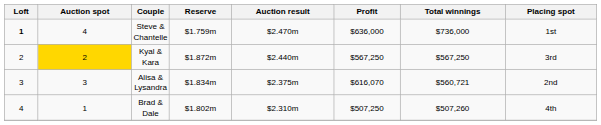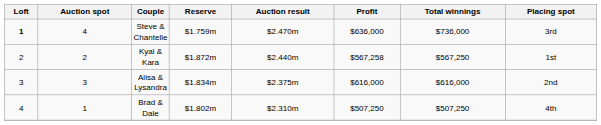(551, 32) 1st -> (551, 32) 3rd
(85, 57) gold background -> (85, 57) no background
(367, 57) $567,250 -> (367, 57) $567,258
(551, 57) 3rd -> (551, 57) 1st
(367, 82) $616,070 -> (367, 82) $616,000
(453, 82) $560,721 -> (453, 82) $616,000
(453, 108) $507,260 -> (453, 108) $507,250
